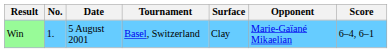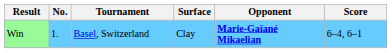- column: (94, 12)
(279, 34) normal -> (248, 34) bold
